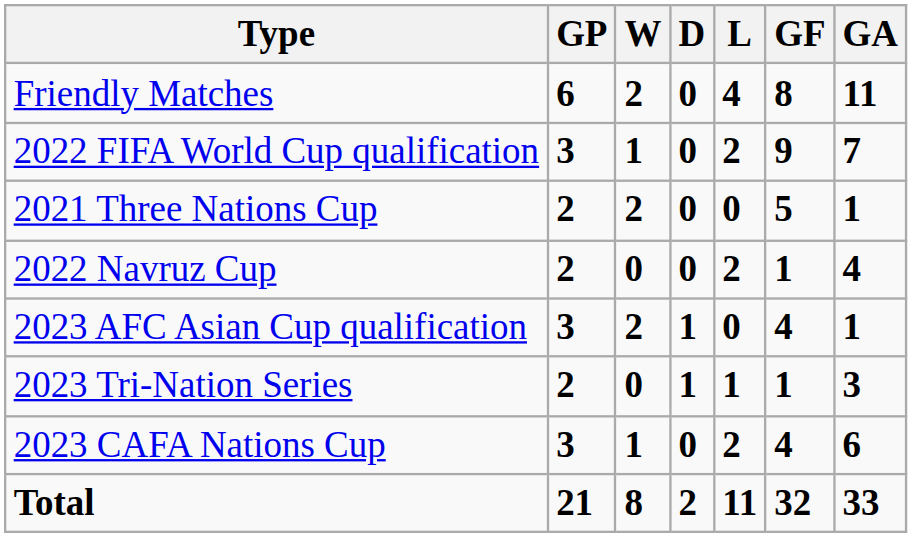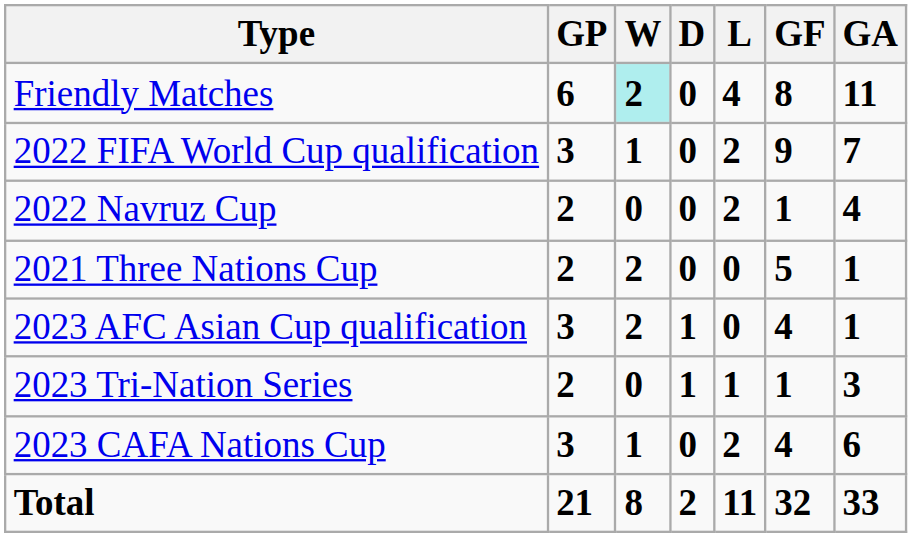(634, 92) no background -> (634, 92) paleturquoise background
rows swapped: (196, 209) <-> (145, 268)
